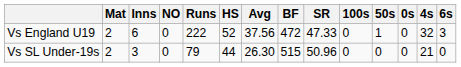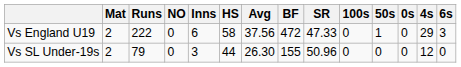columns swapped: (144, 14) <-> (201, 14)
(229, 33) 52 -> (229, 33) 58
(427, 33) 32 -> (427, 33) 29
(291, 52) 515 -> (291, 52) 155
(427, 52) 21 -> (427, 52) 12
